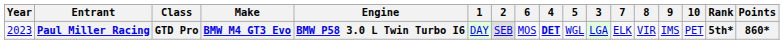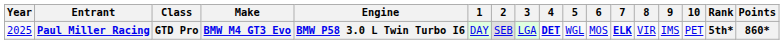columns swapped: (599, 13) <-> (527, 13)
(20, 30) 2023 -> (20, 30) 2025
(622, 30) normal -> (622, 30) bold
